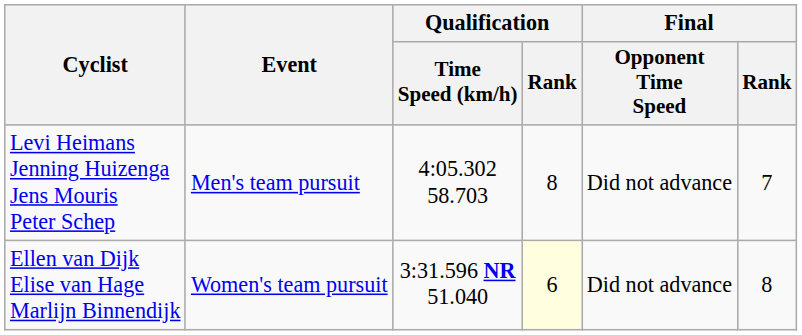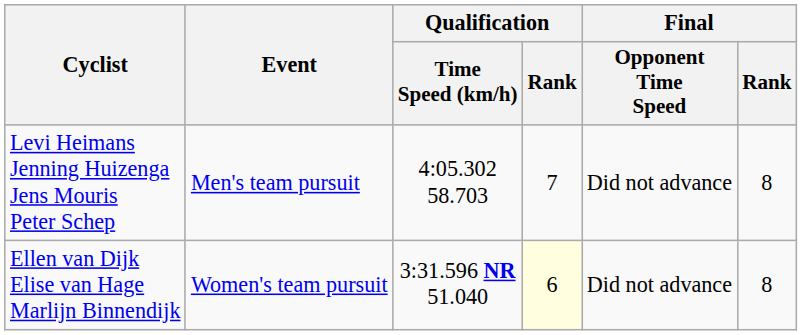(552, 182) 8 -> (552, 182) 7
(767, 182) 7 -> (767, 182) 8
